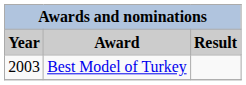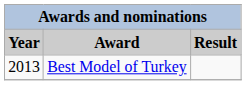(24, 67) 2003 -> (24, 67) 2013
